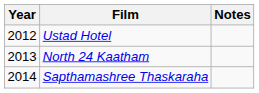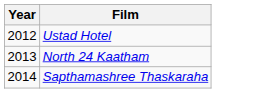- column: (233, 14)
